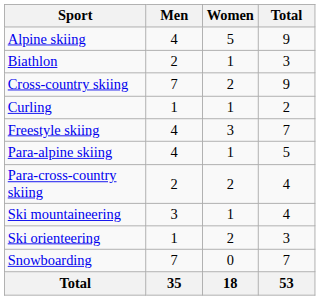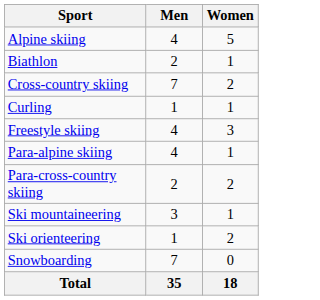- column: (286, 15)
